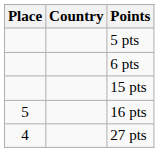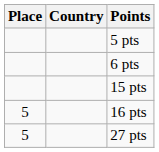(25, 135) 4 -> (25, 135) 5
